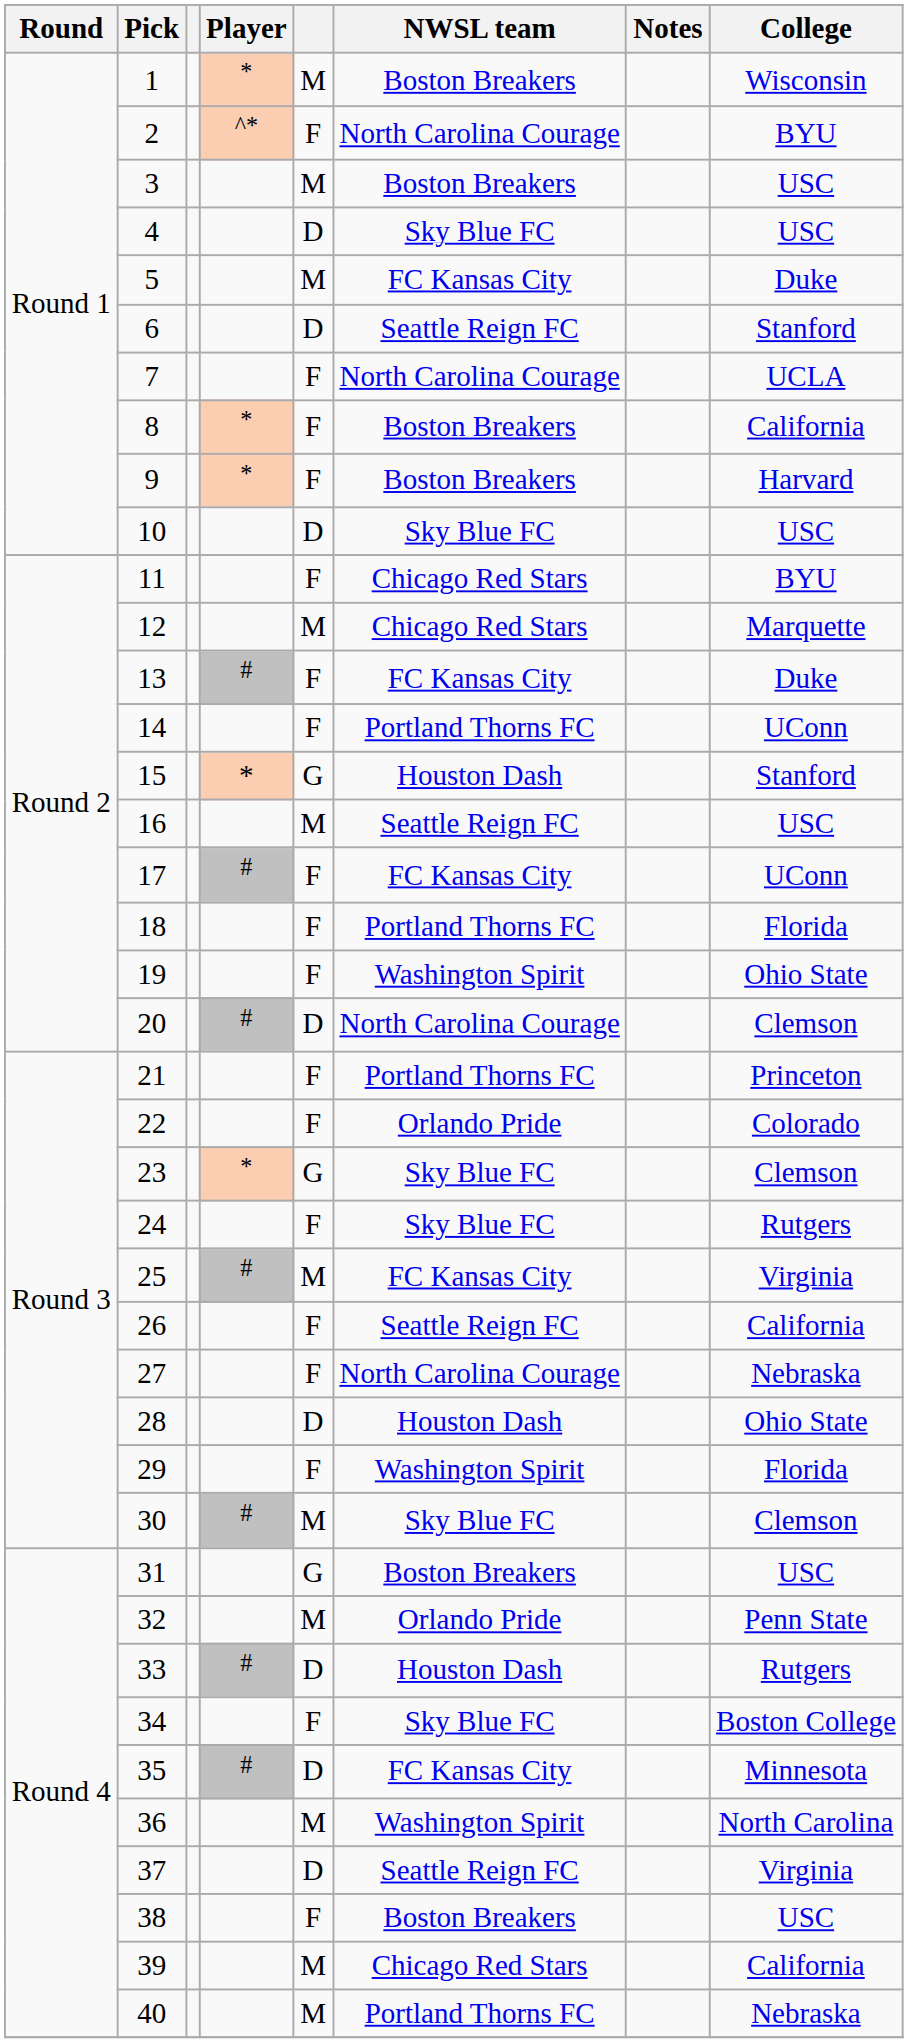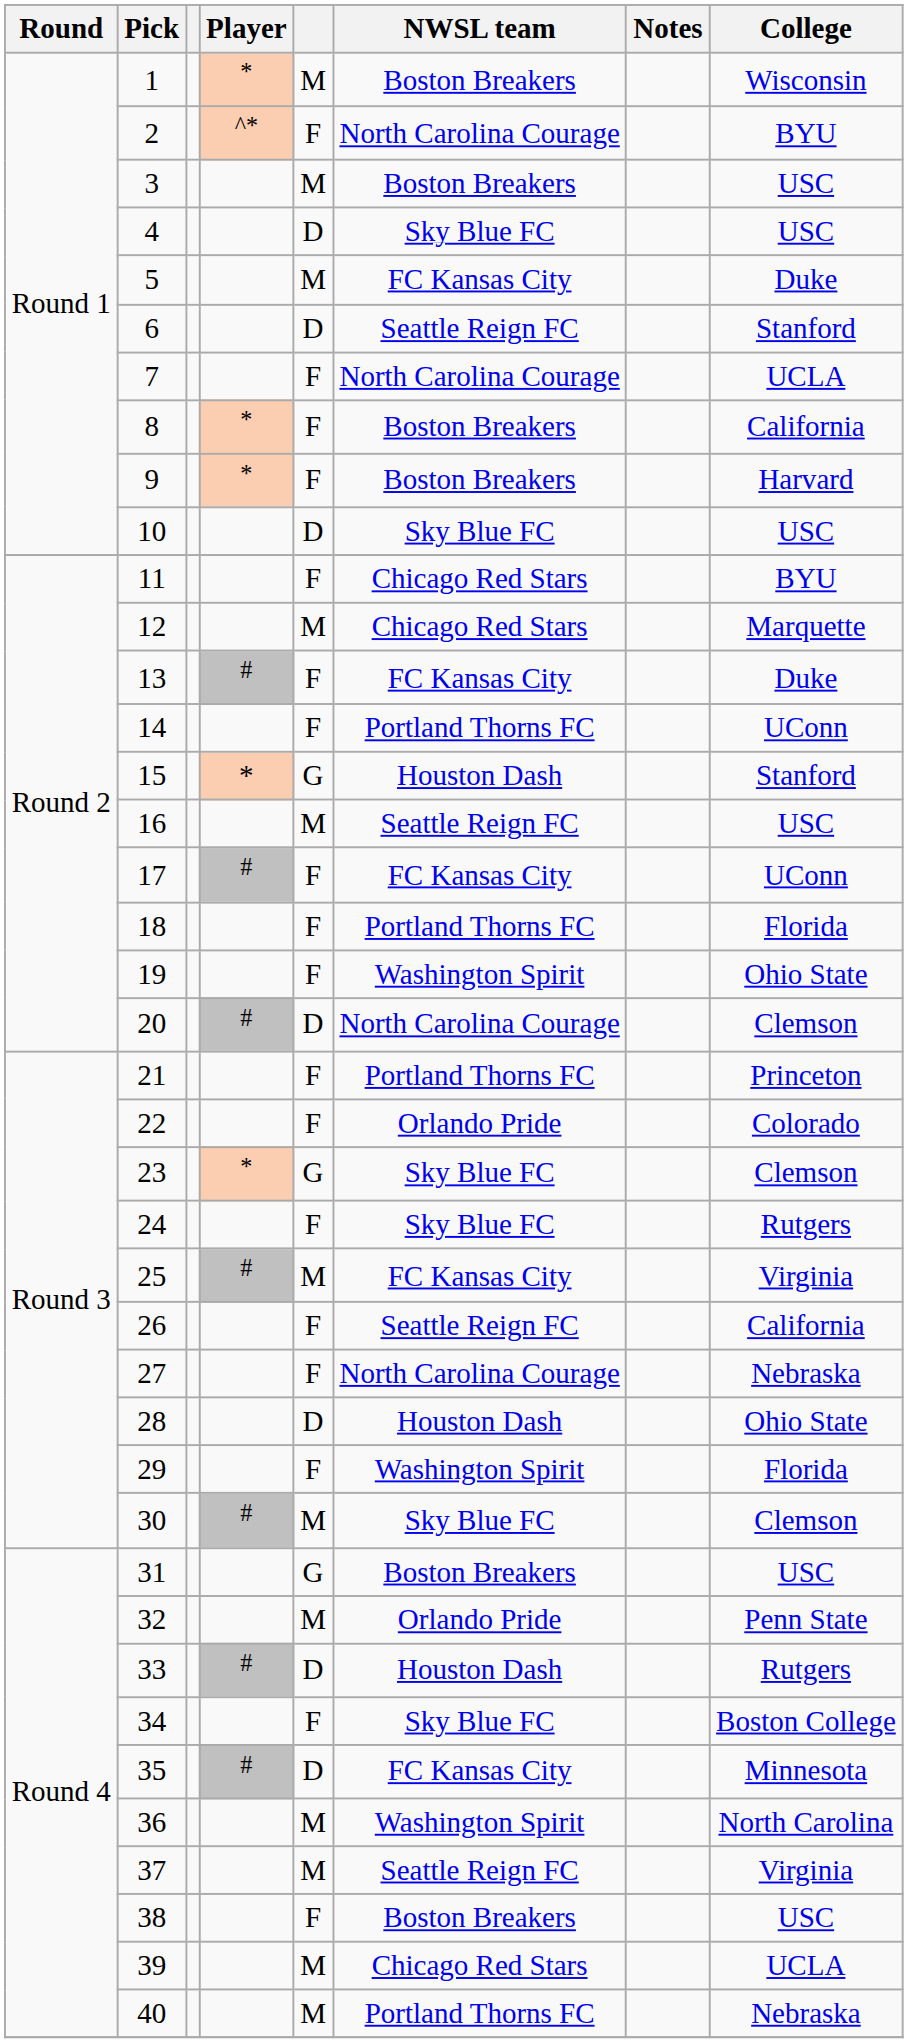(313, 1869) D -> (313, 1869) M
(806, 1965) California -> (806, 1965) UCLA
